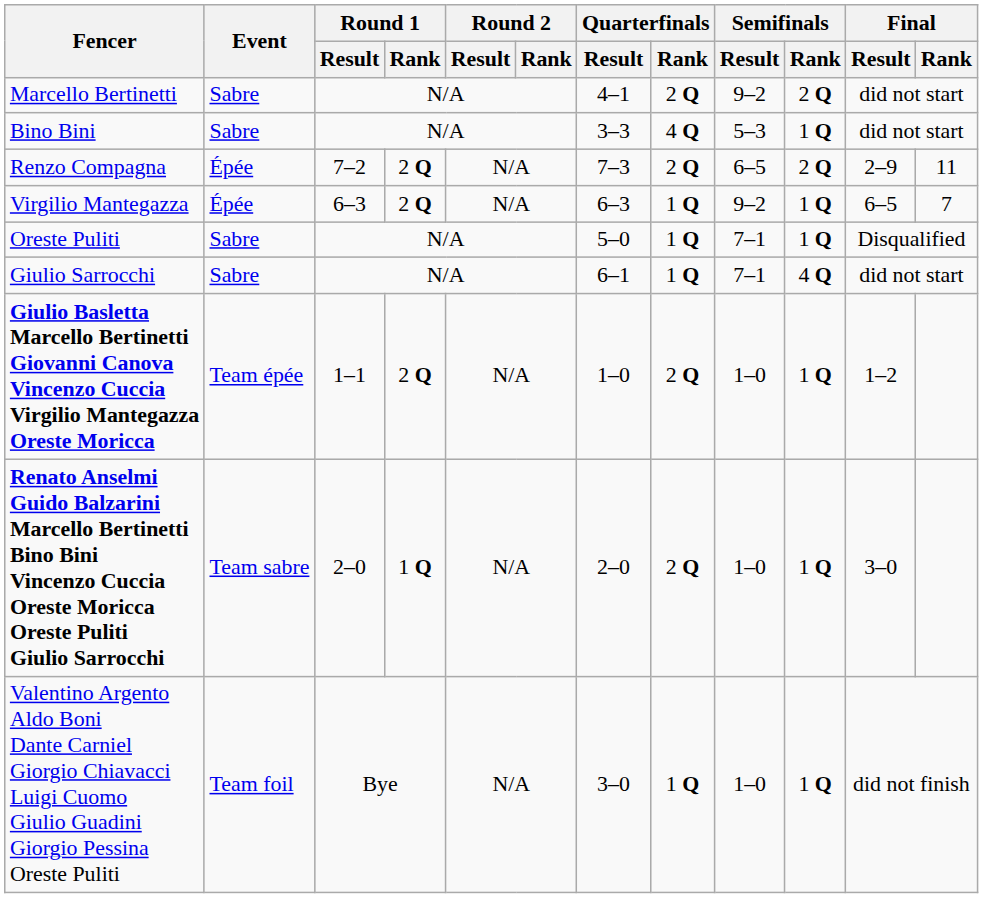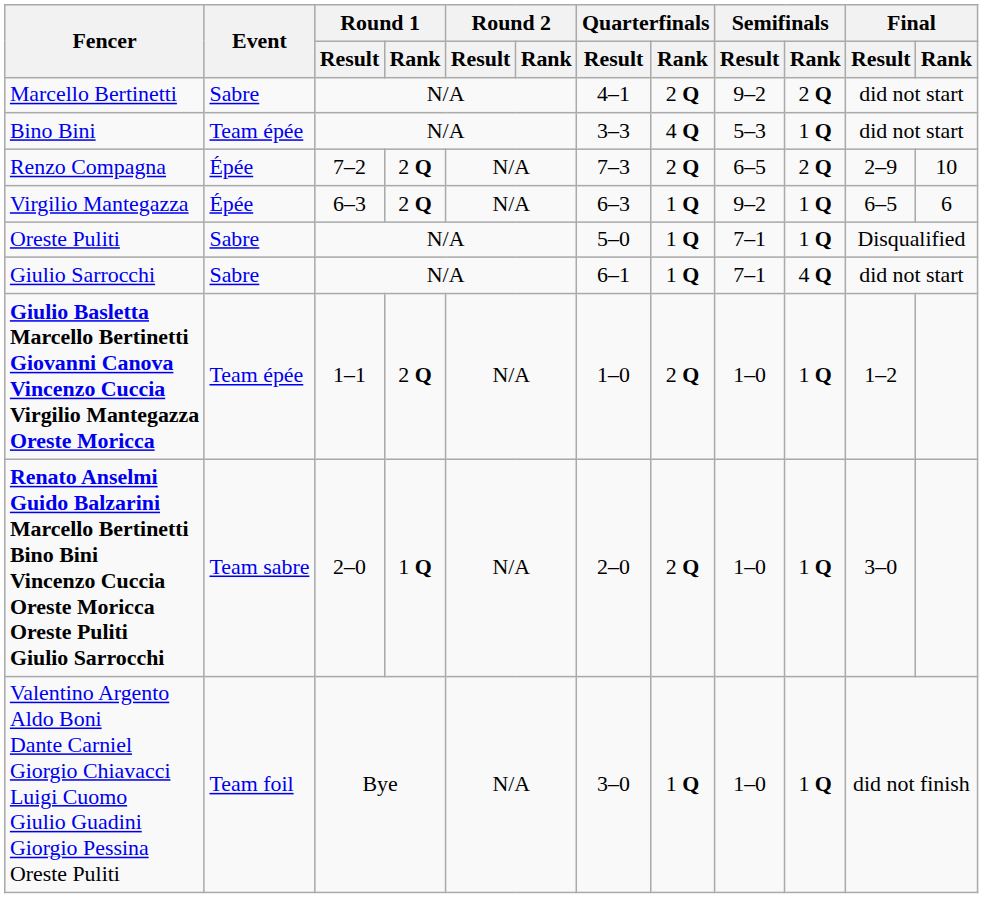(234, 131) Sabre -> (256, 131) Team épée
(946, 167) 11 -> (946, 167) 10
(946, 203) 7 -> (946, 203) 6
